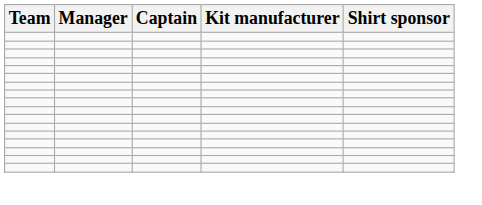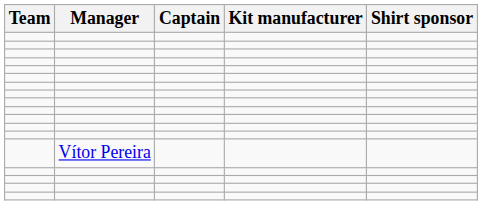+ row: (30, 153)
